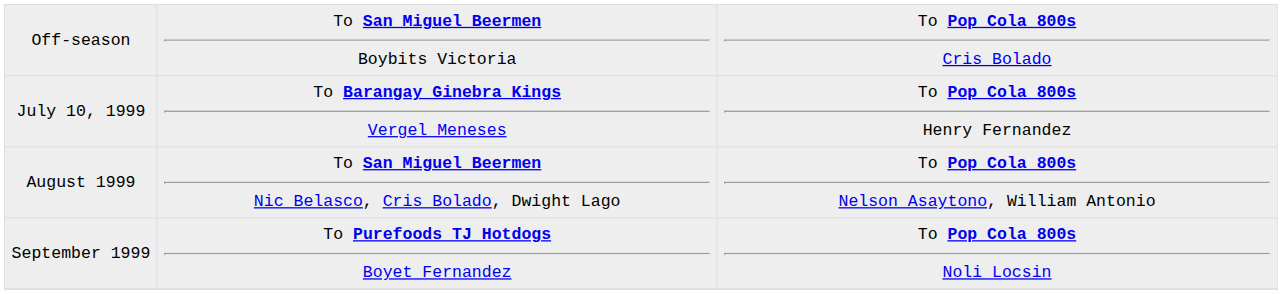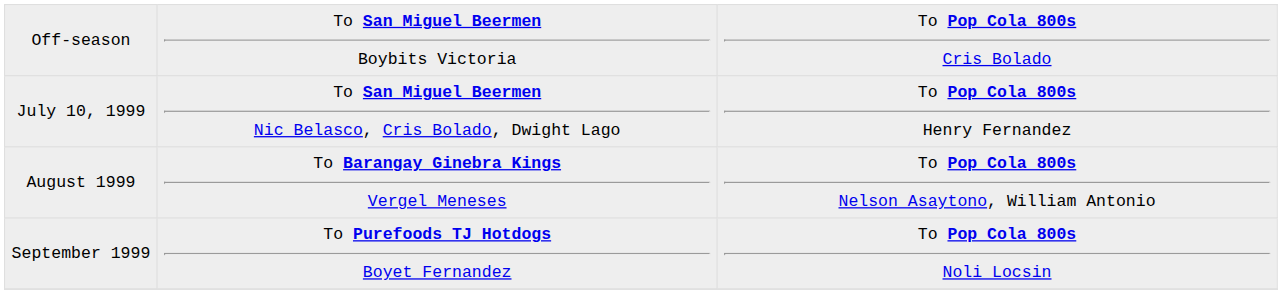(437, 111) To Barangay Ginebra Kings Vergel Meneses -> (437, 111) To San Miguel Beermen Nic Belasco, Cris Bolado, Dwight Lago
(437, 182) To San Miguel Beermen Nic Belasco, Cris Bolado, Dwight Lago -> (437, 182) To Barangay Ginebra Kings Vergel Meneses
